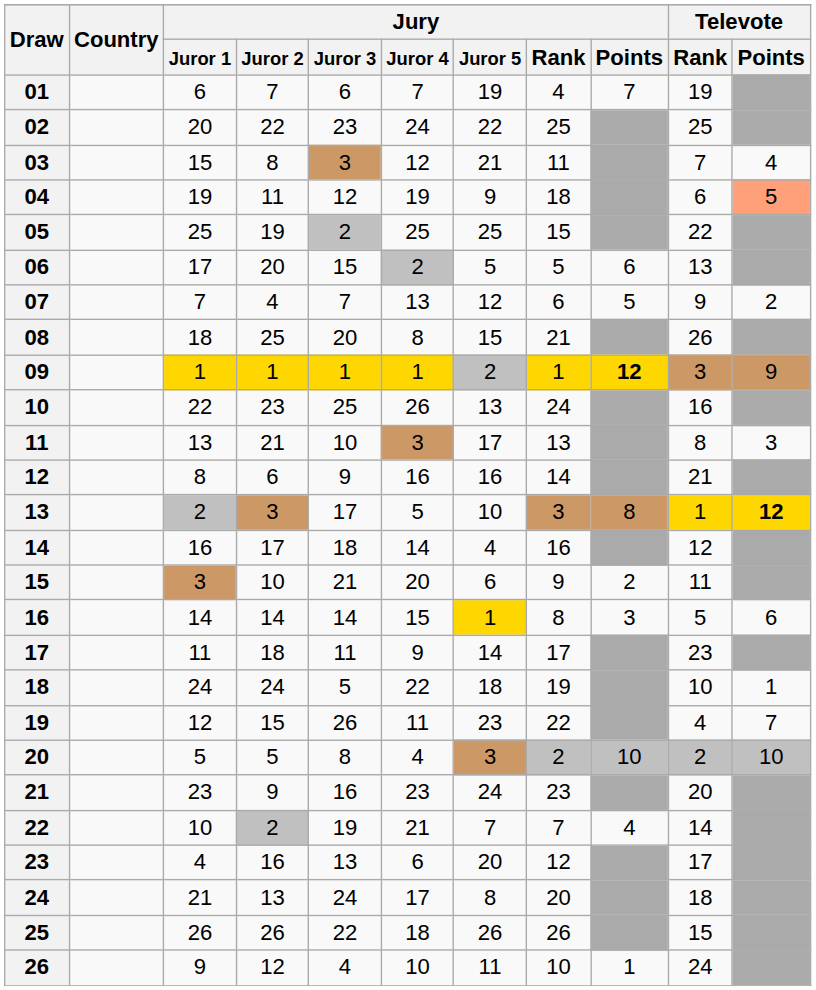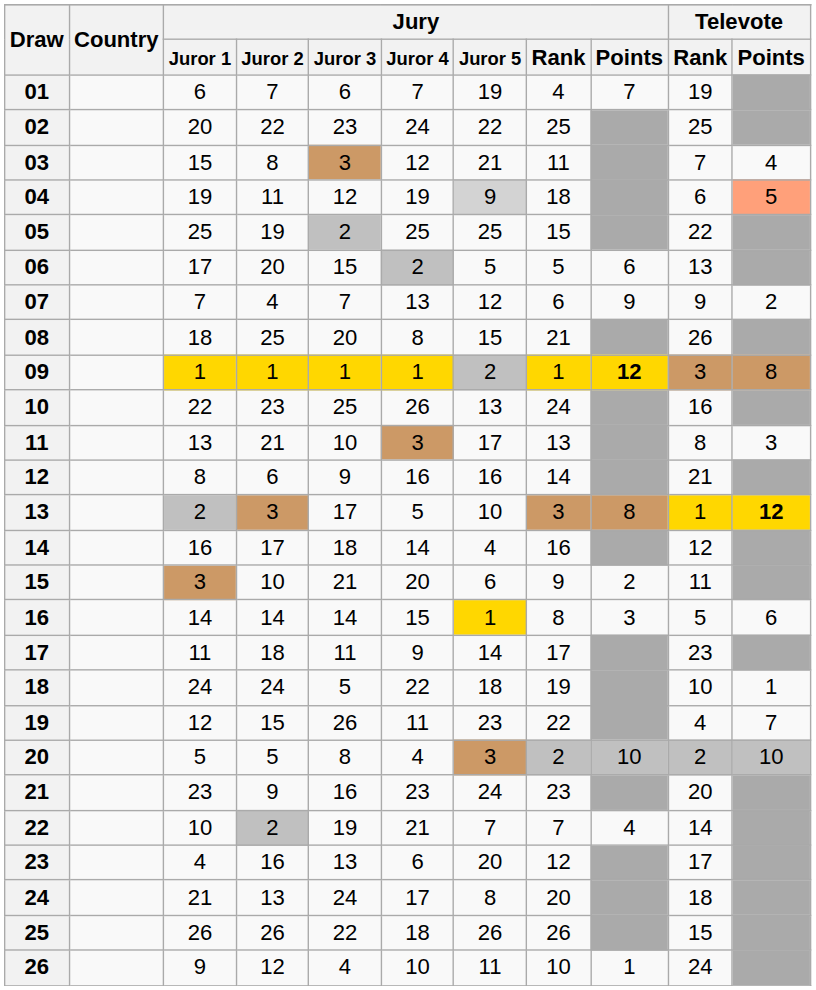(490, 197) no background -> (490, 197) lightgrey background
(629, 302) 5 -> (629, 302) 9
(771, 372) 9 -> (771, 372) 8
